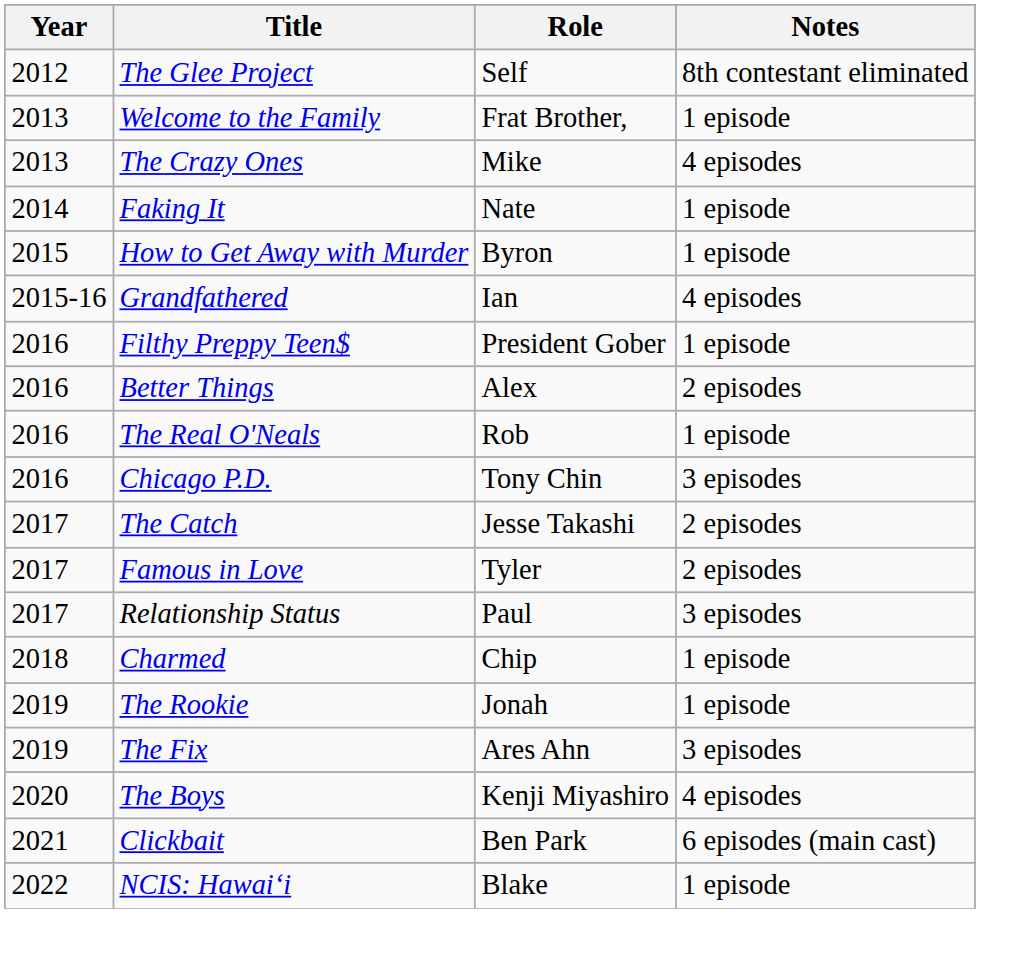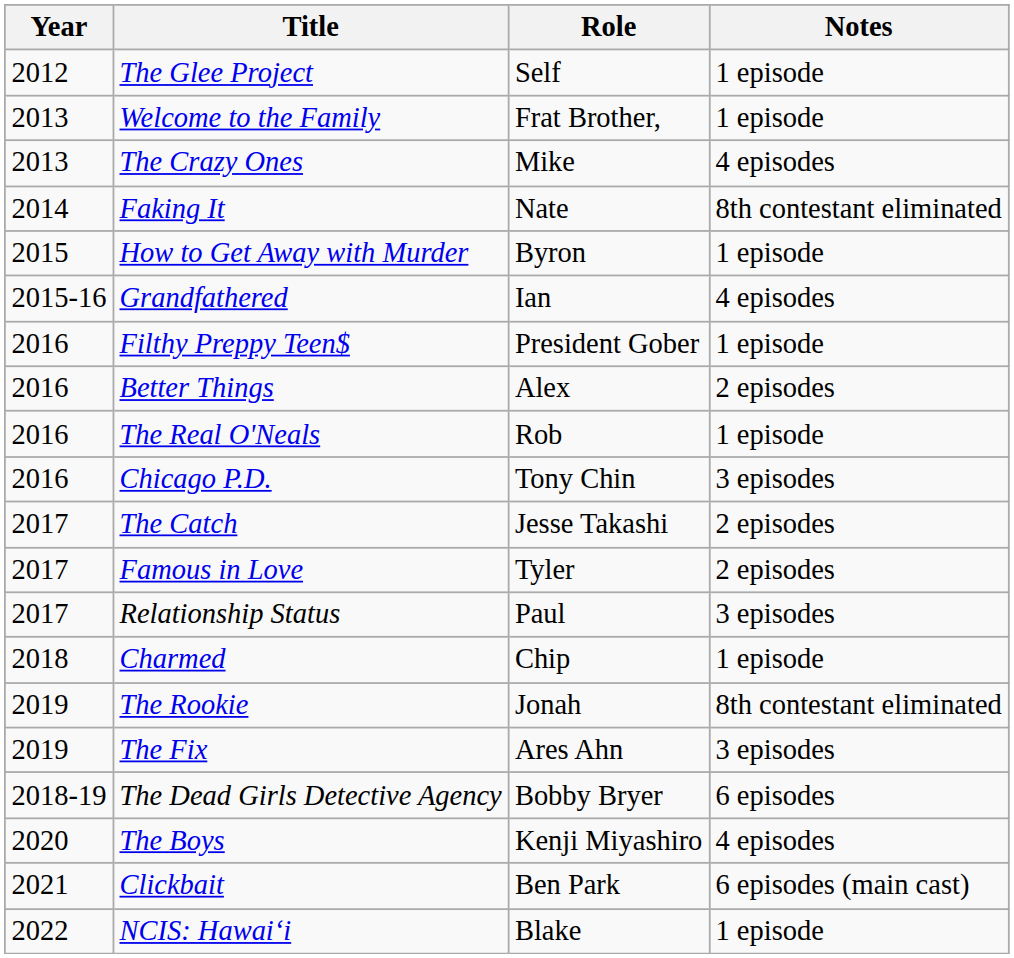(825, 72) 8th contestant eliminated -> (770, 72) 1 episode
(736, 207) 1 episode -> (859, 207) 8th contestant eliminated
(736, 704) 1 episode -> (859, 704) 8th contestant eliminated
+ row: (311, 794)
